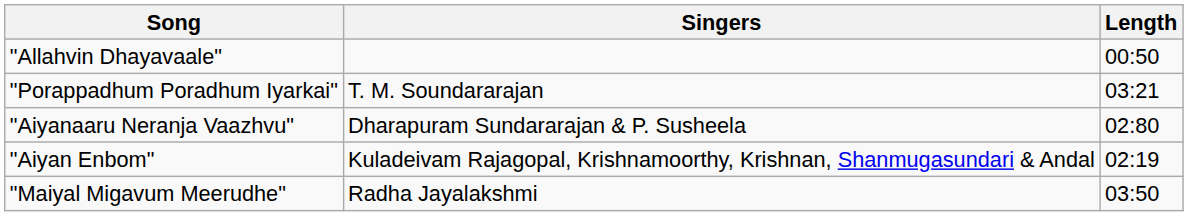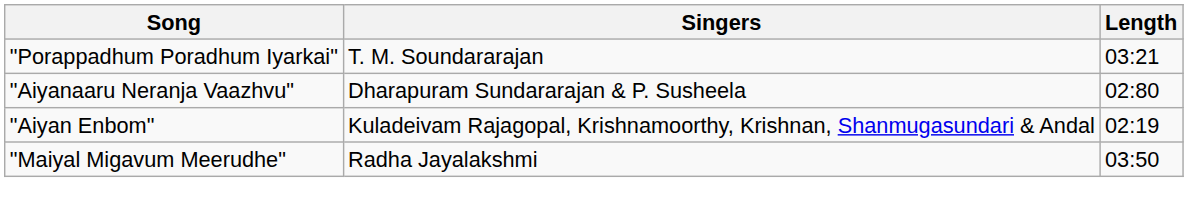- row: (116, 57)
